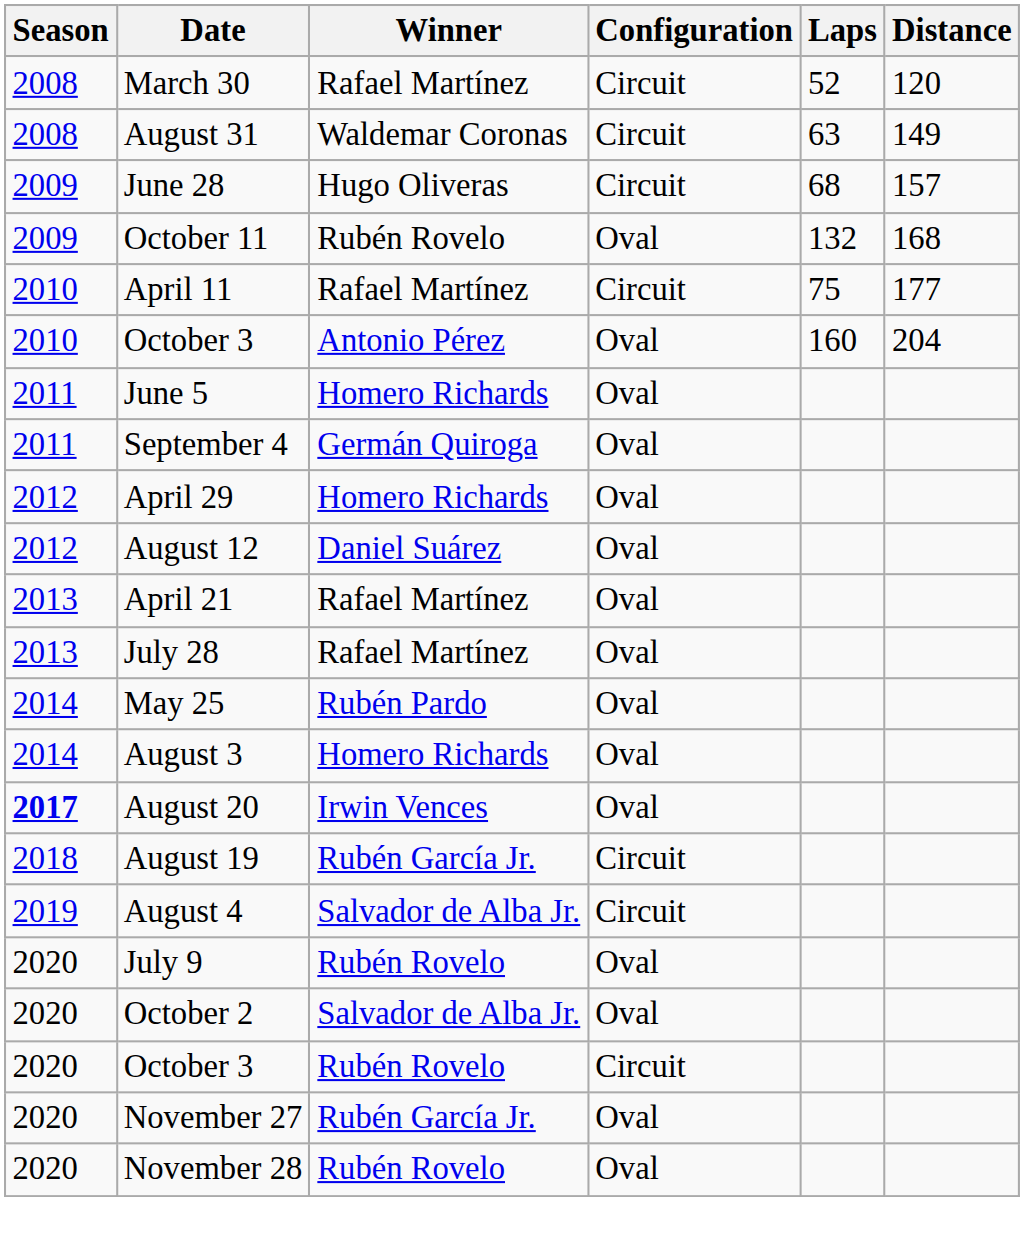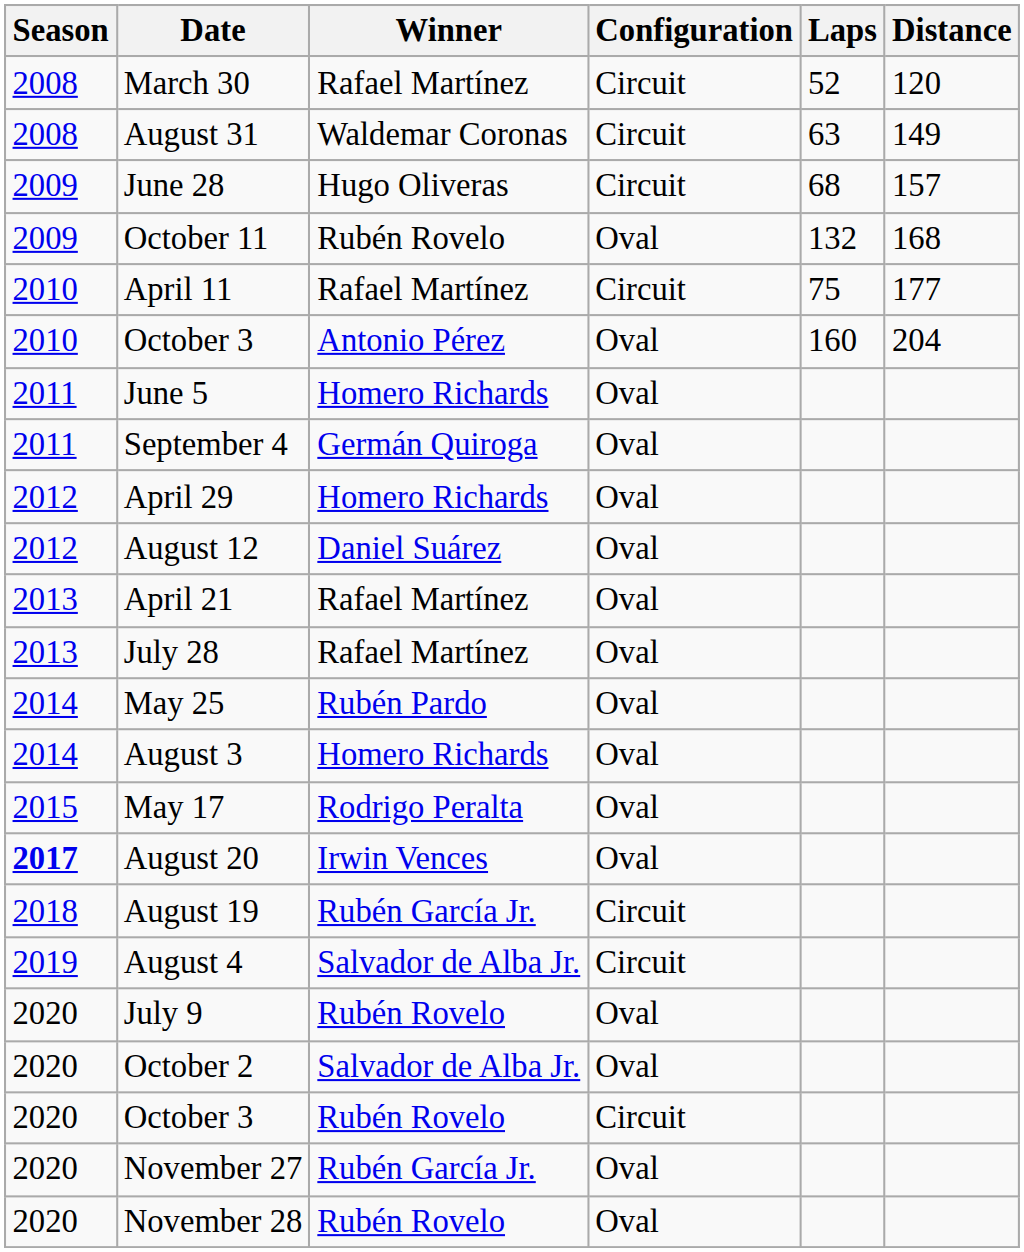+ row: (174, 806)
